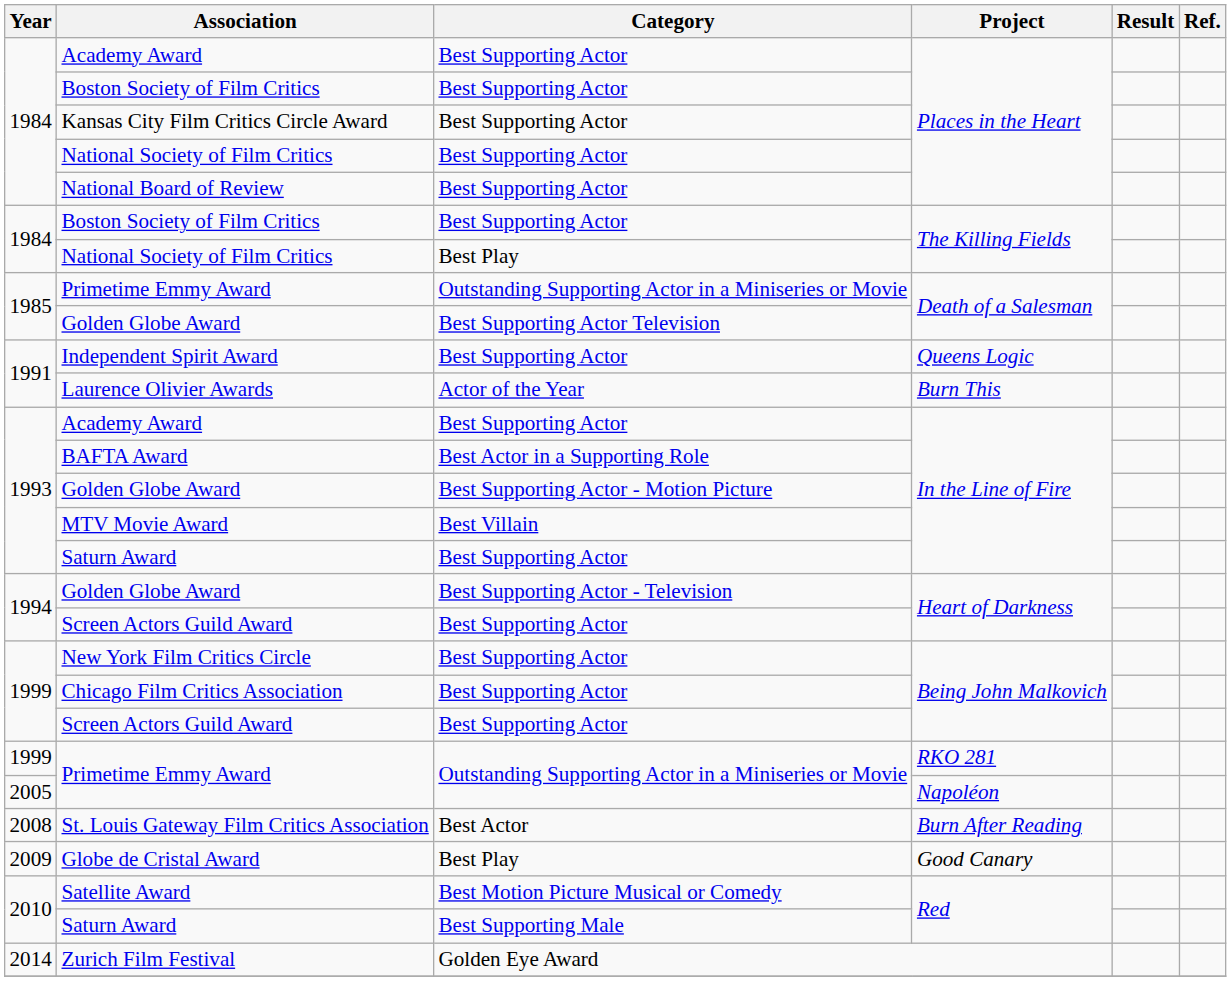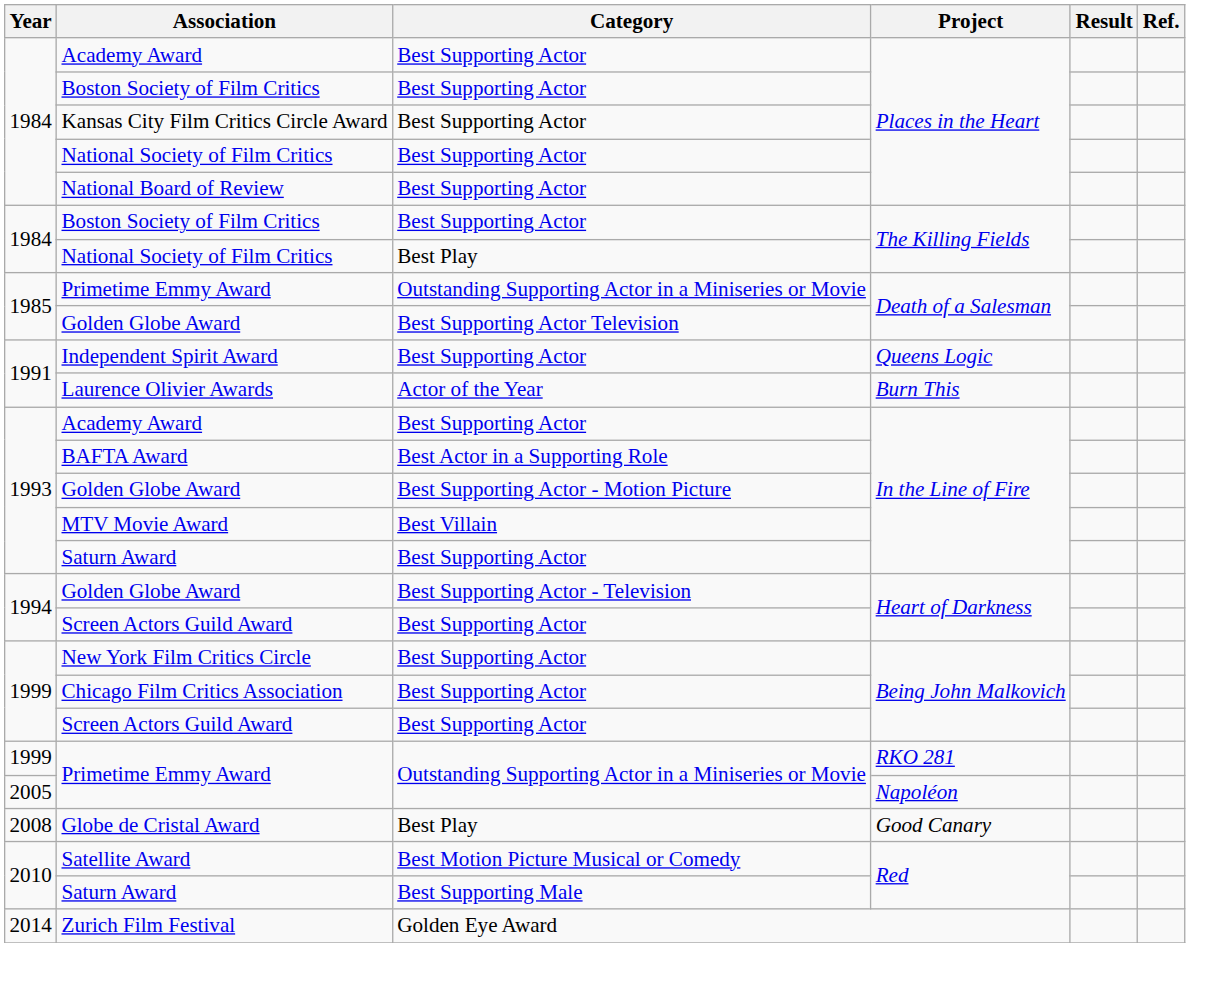- row: (245, 825)
(31, 858) 2009 -> (31, 825) 2008
